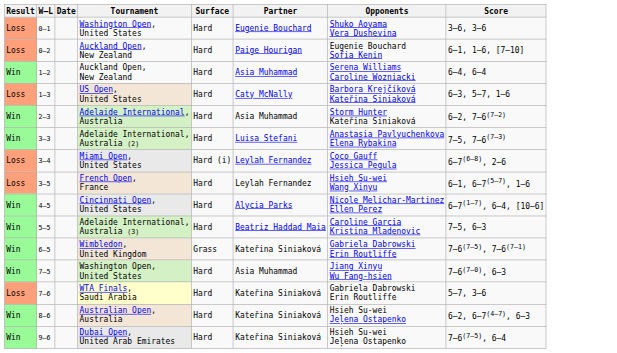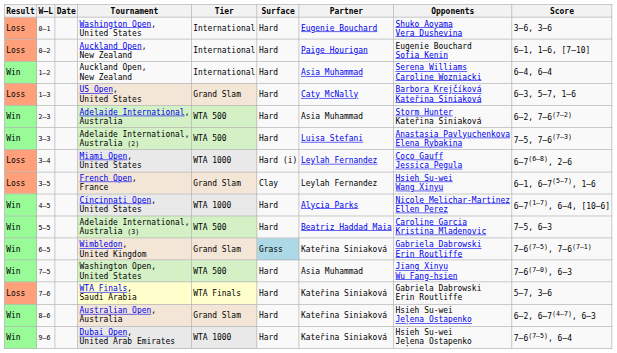+ column: (224, 11)
(203, 183) Hard -> (269, 183) Clay
(205, 249) no background -> (271, 249) lightblue background
